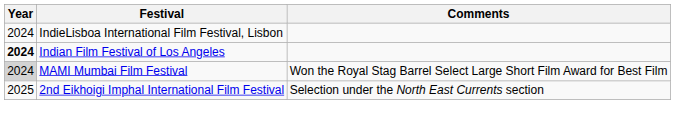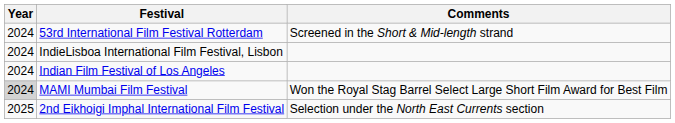+ row: (151, 33)
(20, 52) bold -> (20, 71) normal
